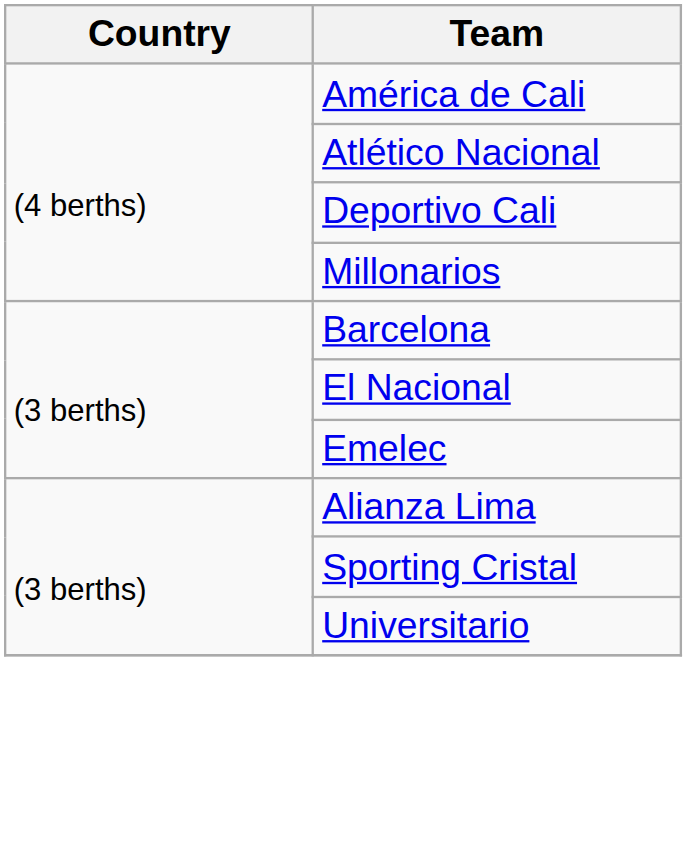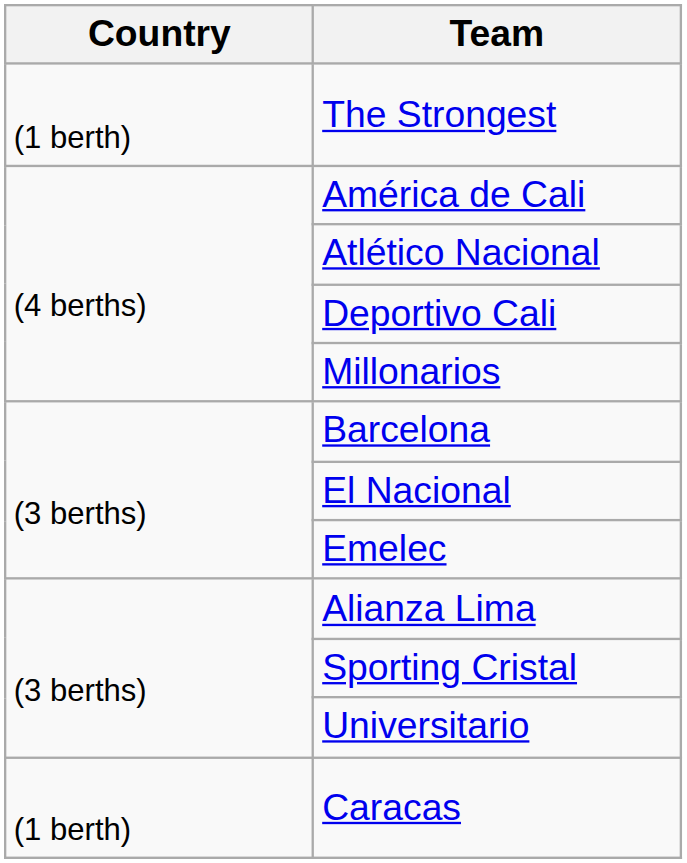+ row: (439, 114)
+ row: (392, 806)
